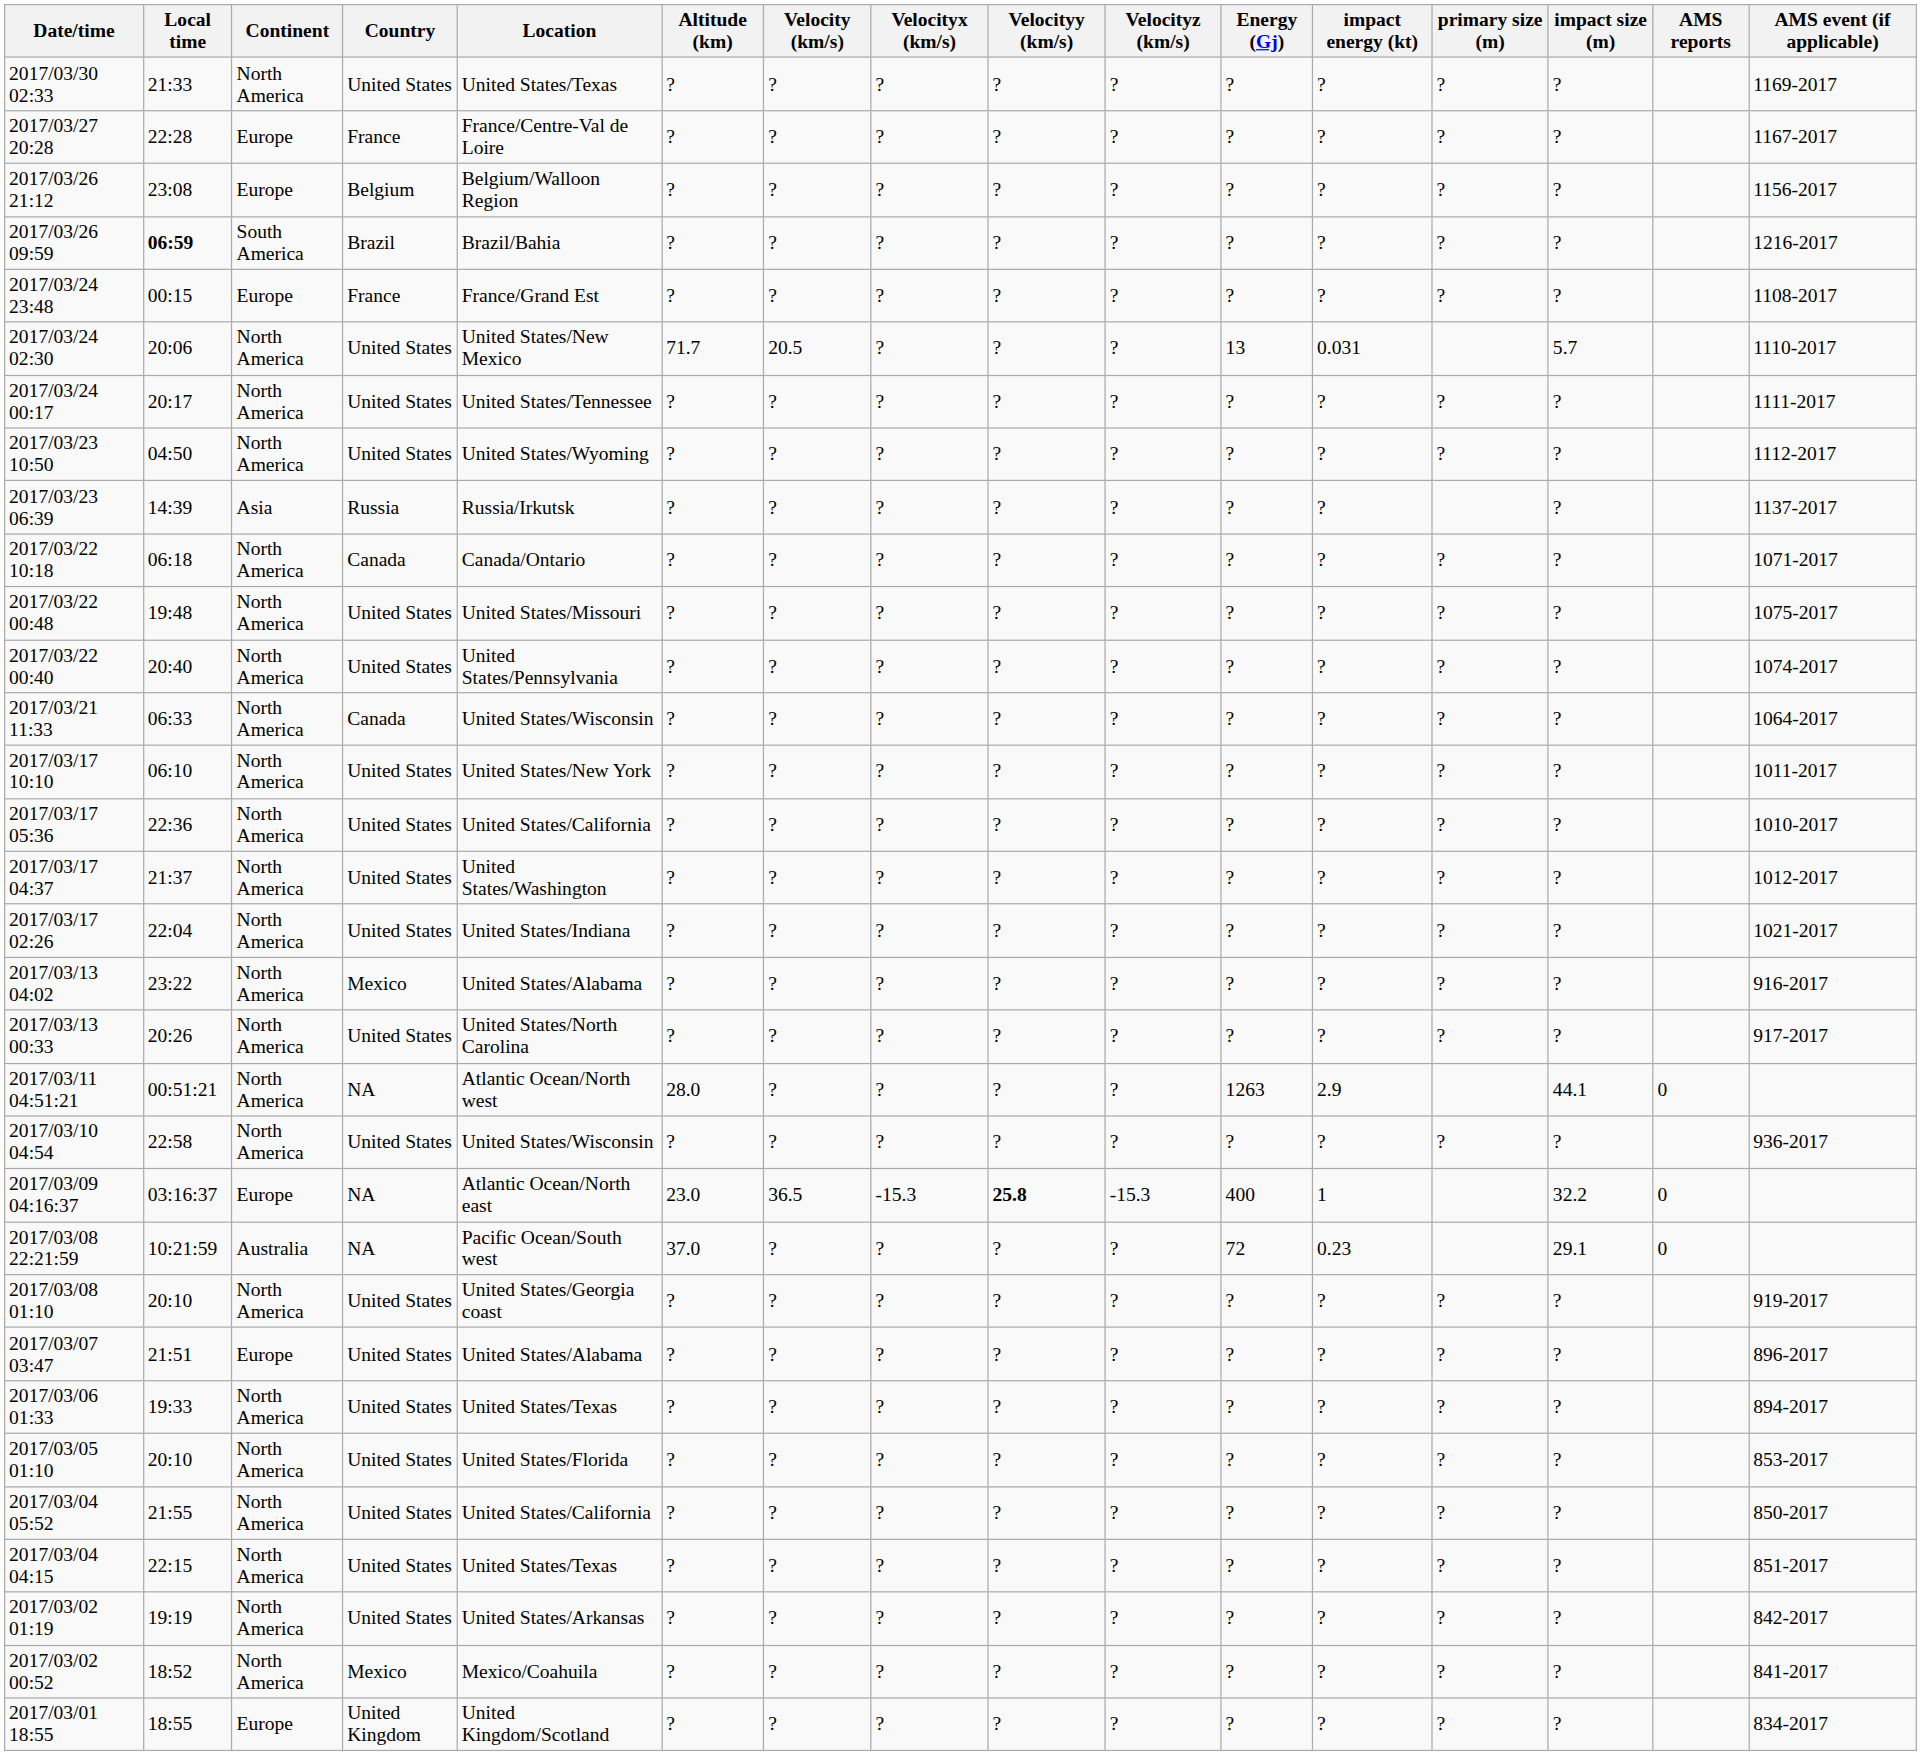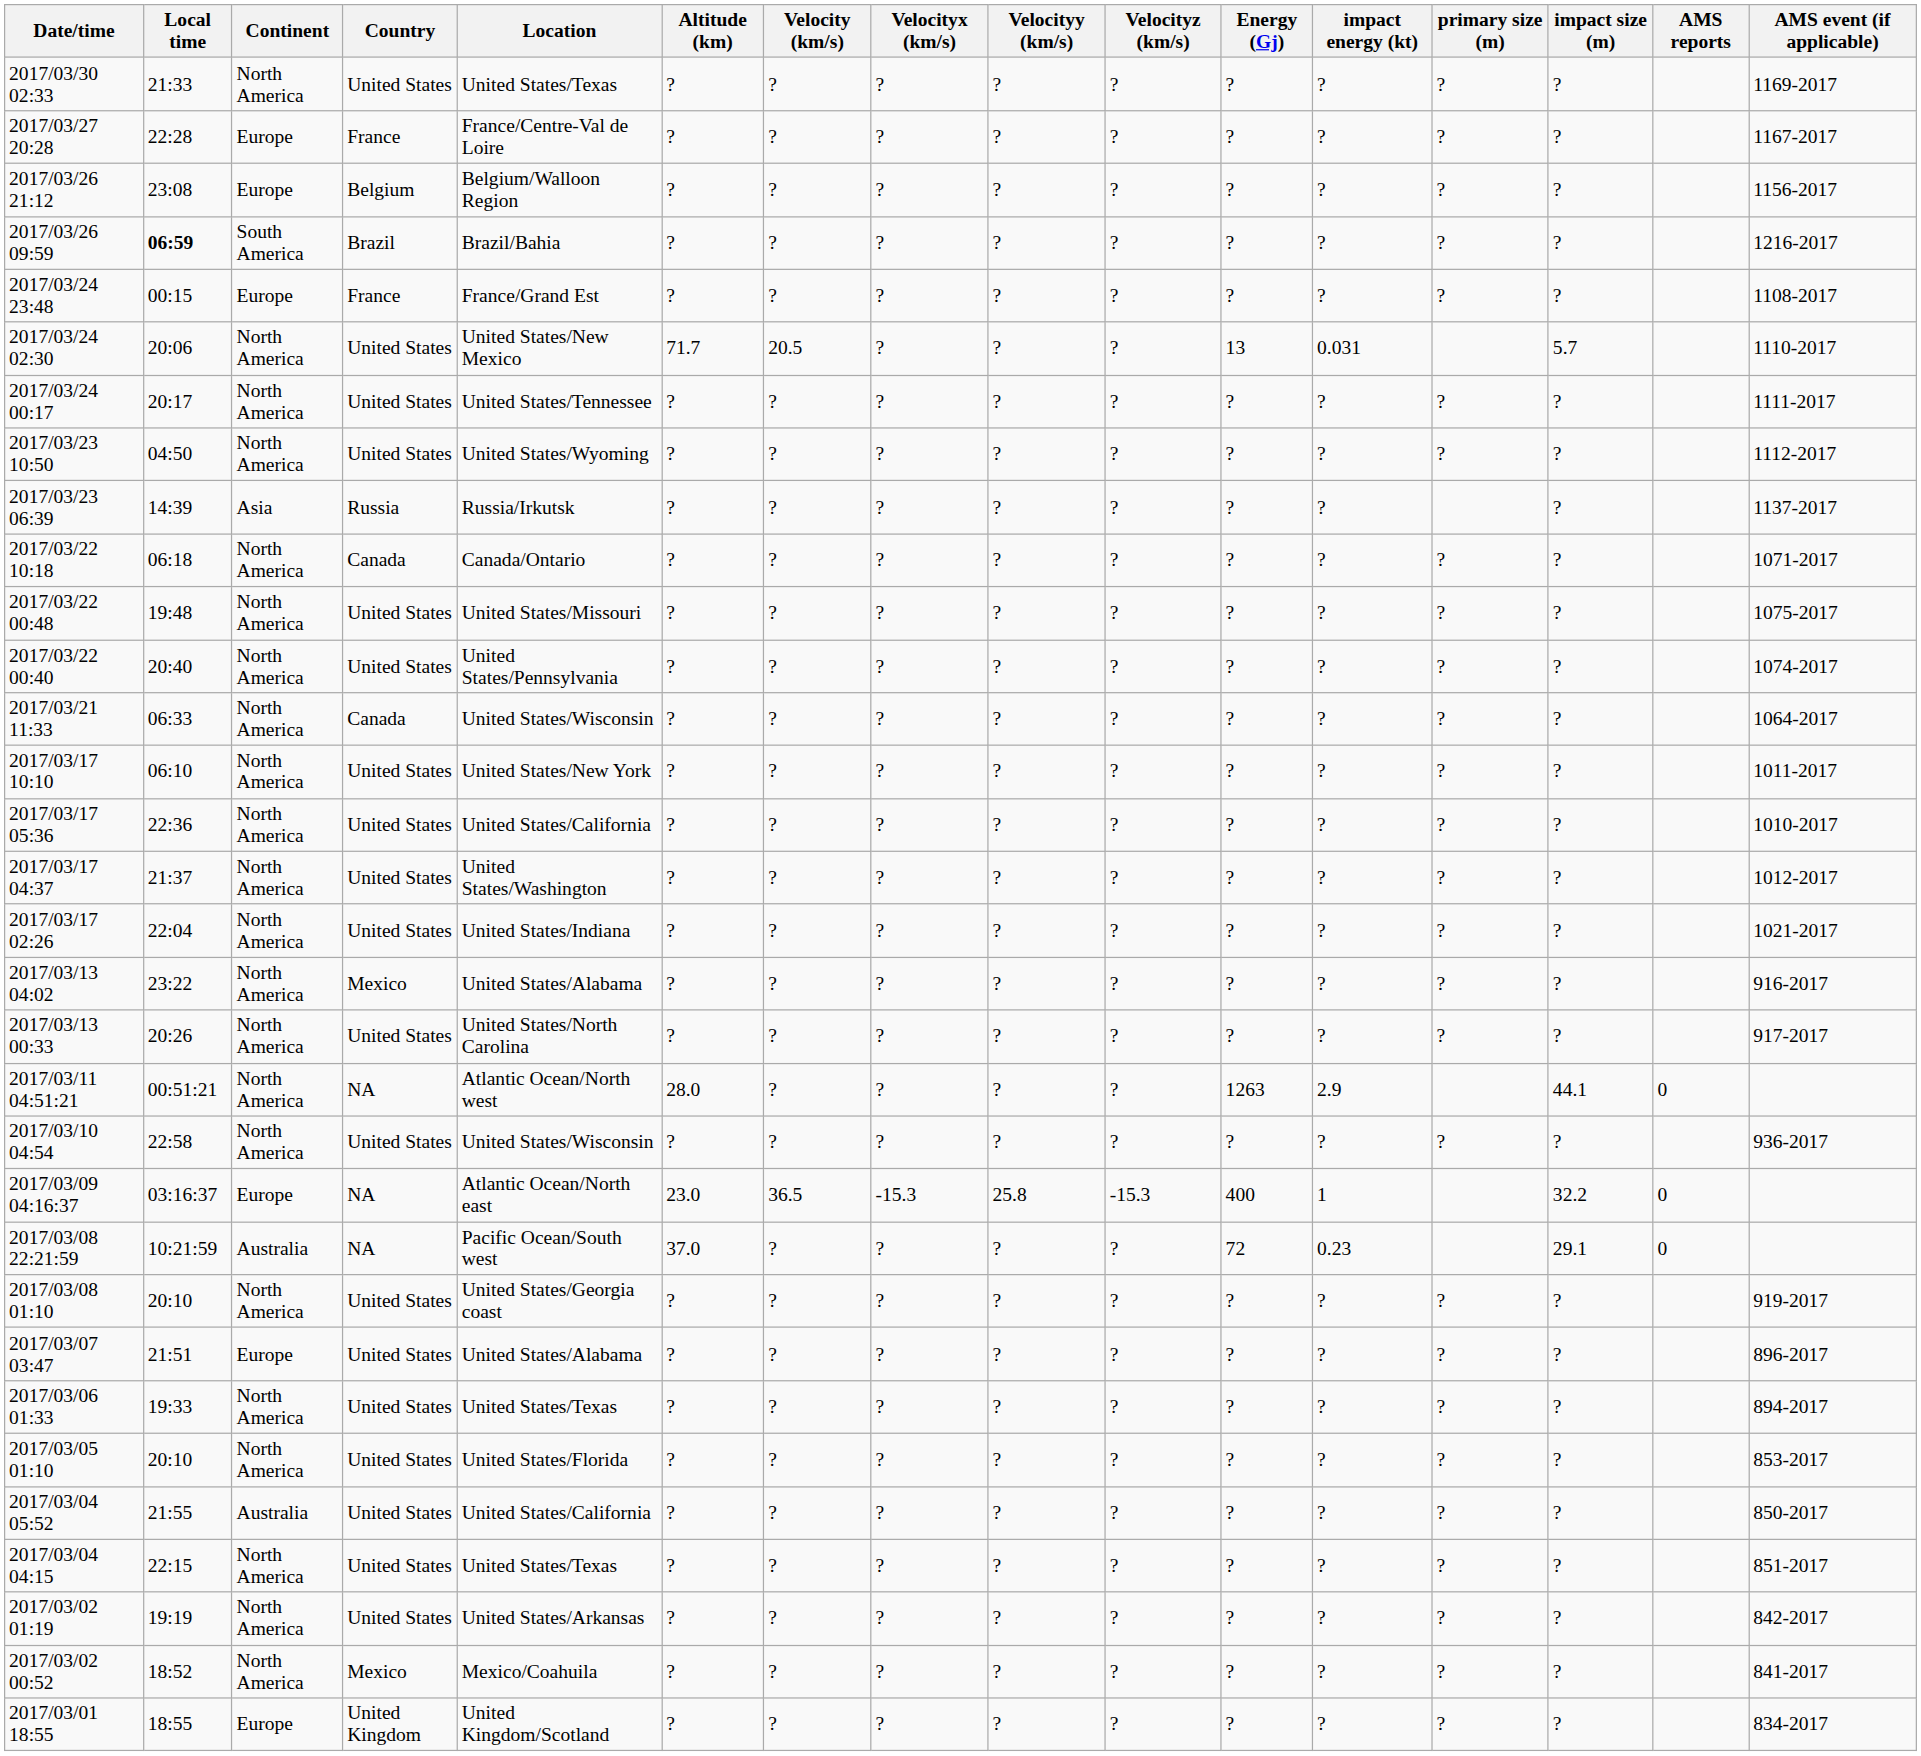(1010, 1195) bold -> (1010, 1195) normal
(270, 1512) North America -> (272, 1512) Australia
